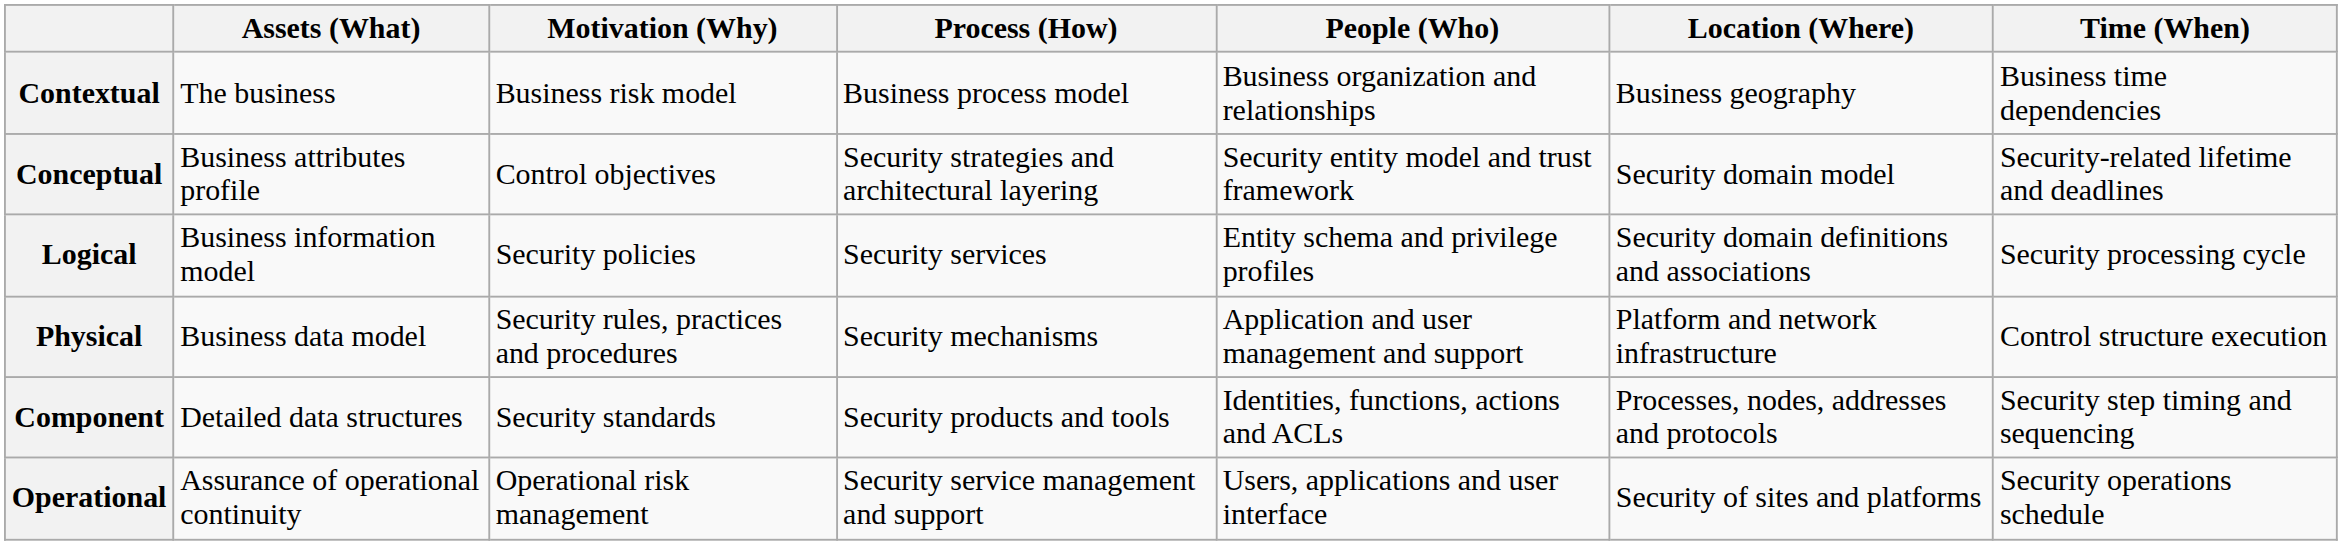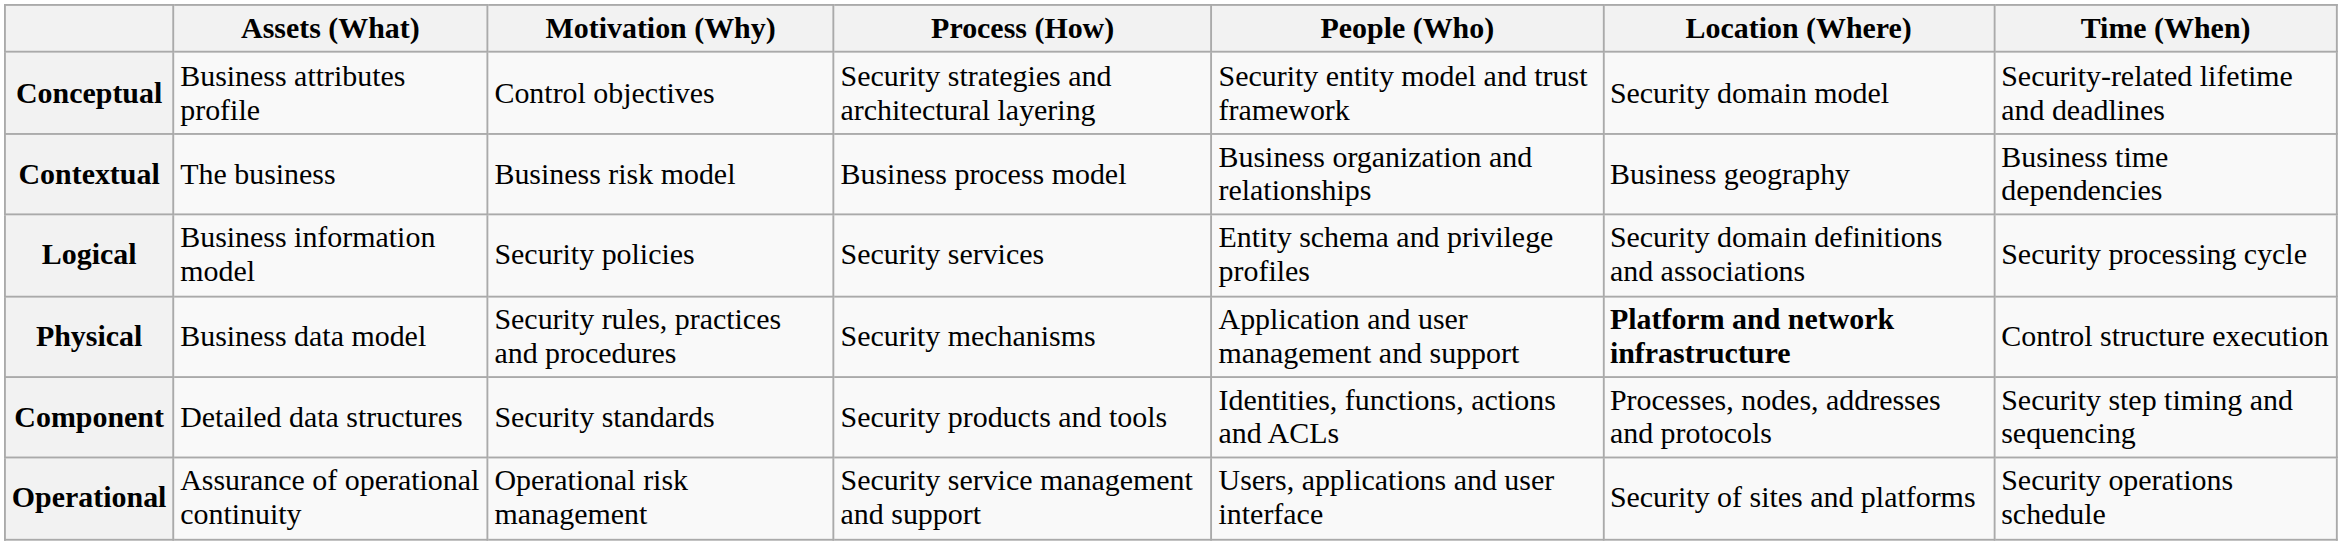rows swapped: (89, 92) <-> (89, 173)
(1746, 335) normal -> (1752, 335) bold
